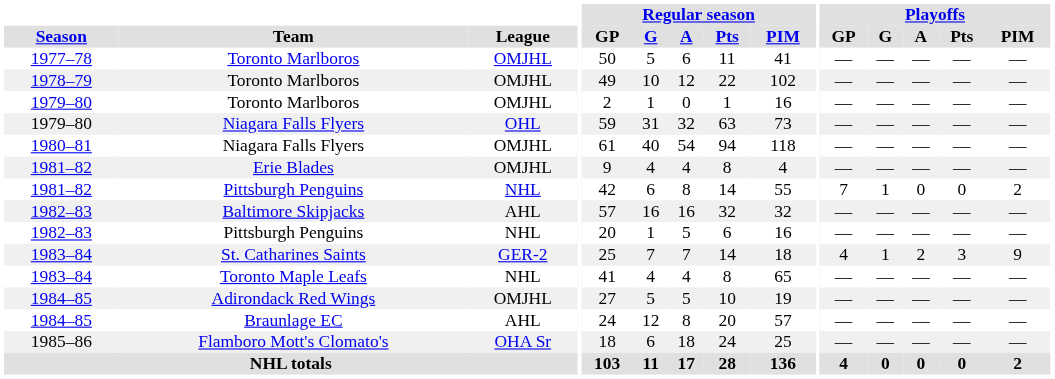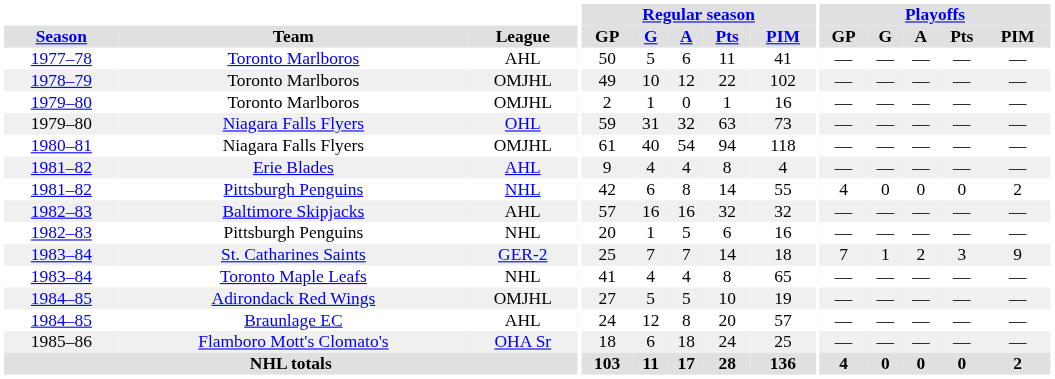(523, 58) OMJHL -> (523, 58) AHL
(523, 167) OMJHL -> (523, 167) AHL
(844, 189) 7 -> (844, 189) 4
(885, 189) 1 -> (885, 189) 0
(844, 254) 4 -> (844, 254) 7
